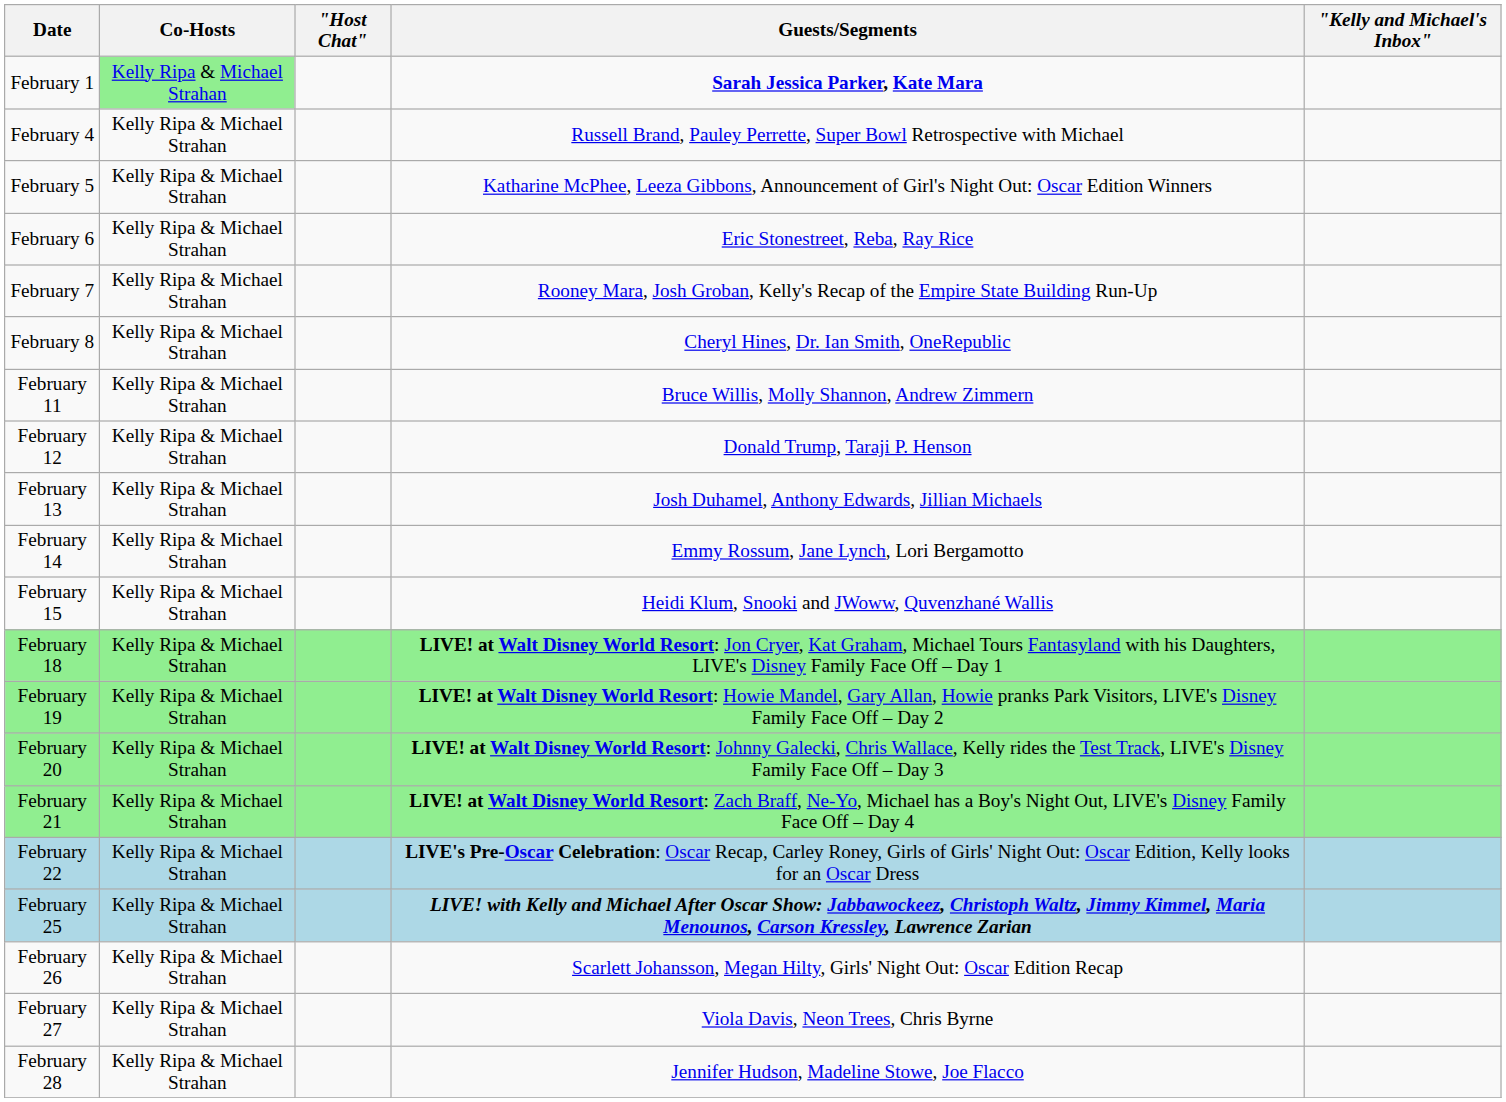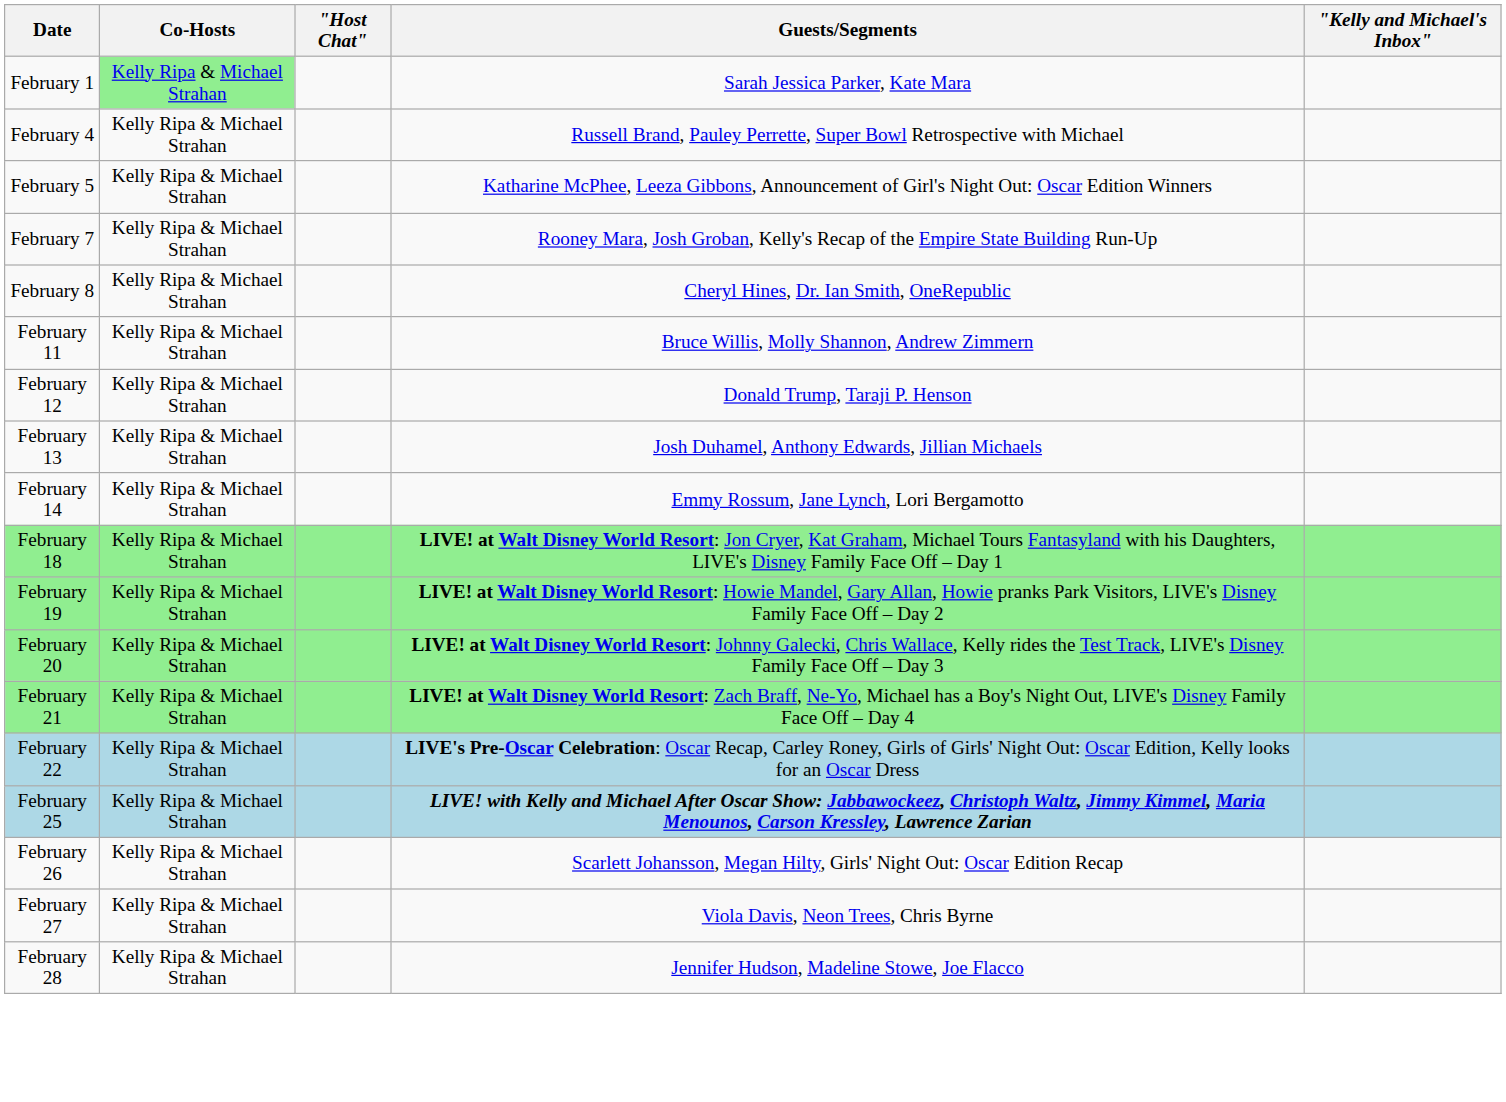(848, 82) bold -> (848, 82) normal
- row: (52, 238)
- row: (52, 603)
